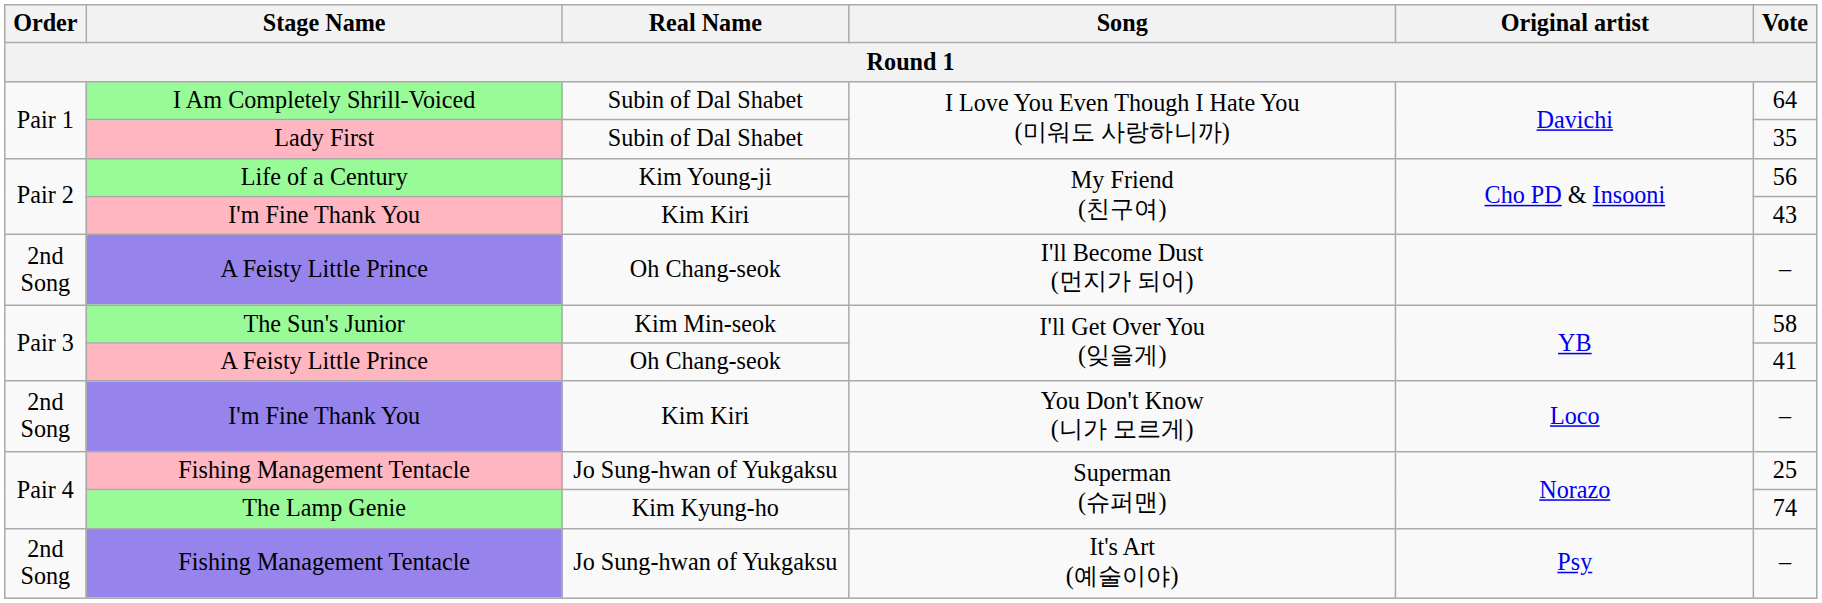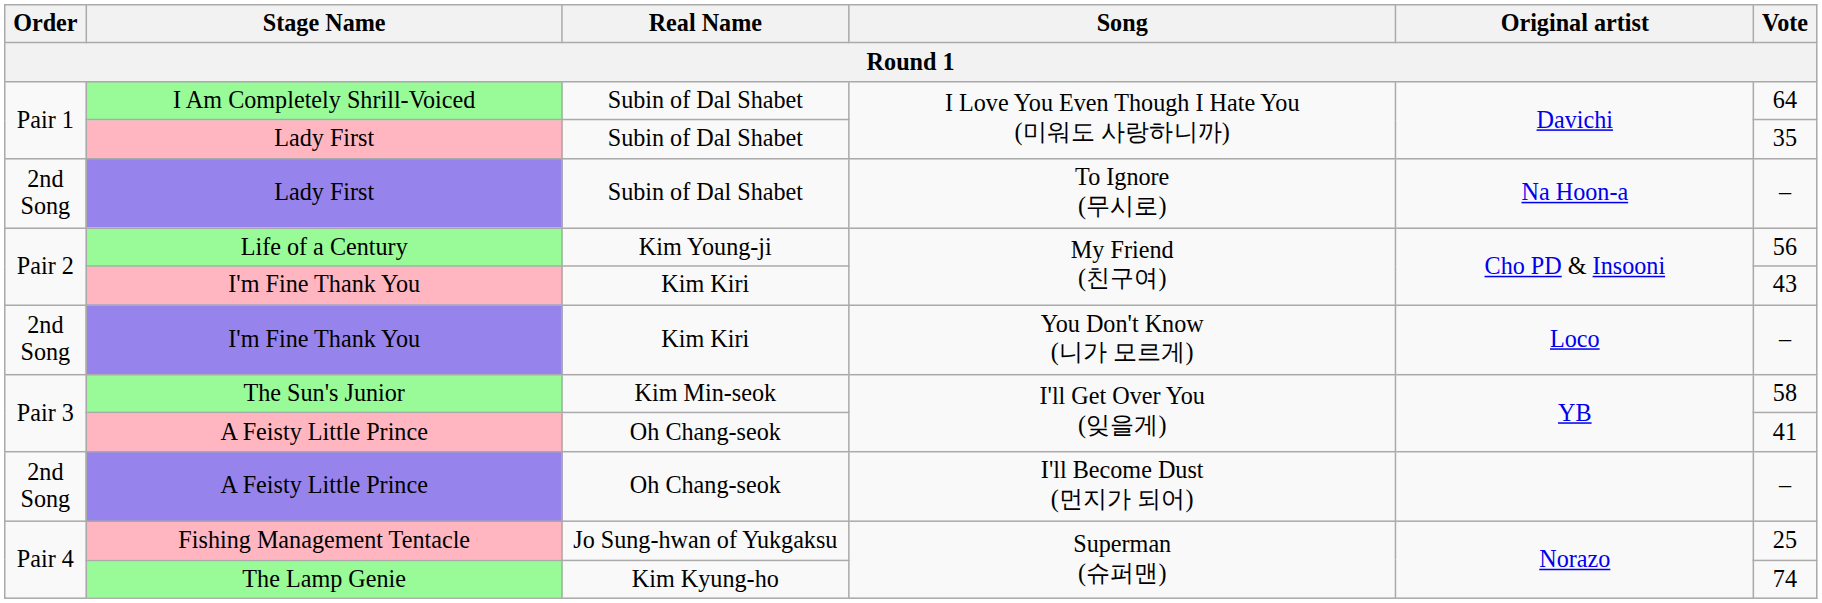+ row: (324, 192)
rows swapped: (324, 416) <-> (324, 269)
- row: (324, 562)
